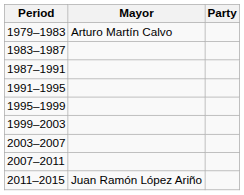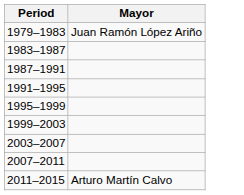- column: (222, 13)
(122, 32) Arturo Martín Calvo -> (136, 32) Juan Ramón López Ariño
(136, 180) Juan Ramón López Ariño -> (122, 180) Arturo Martín Calvo
